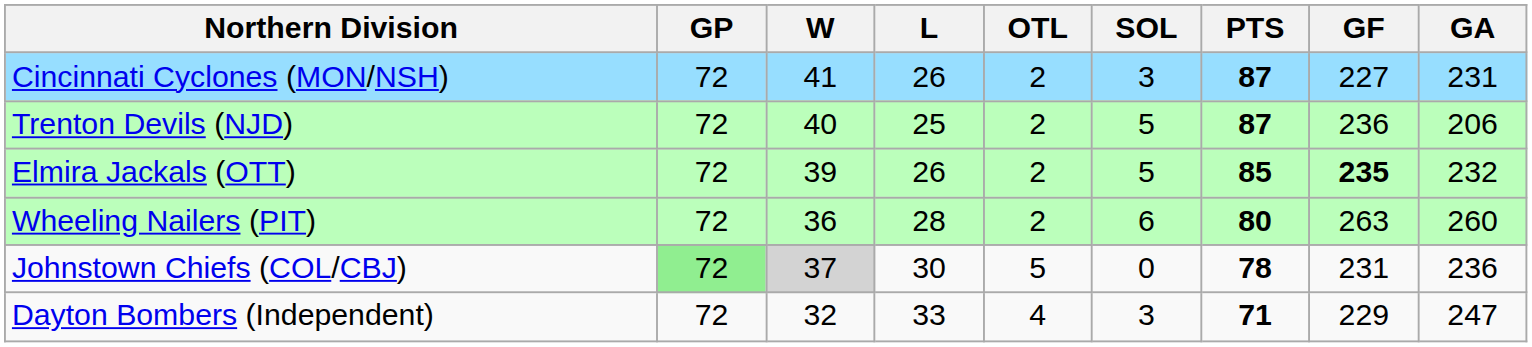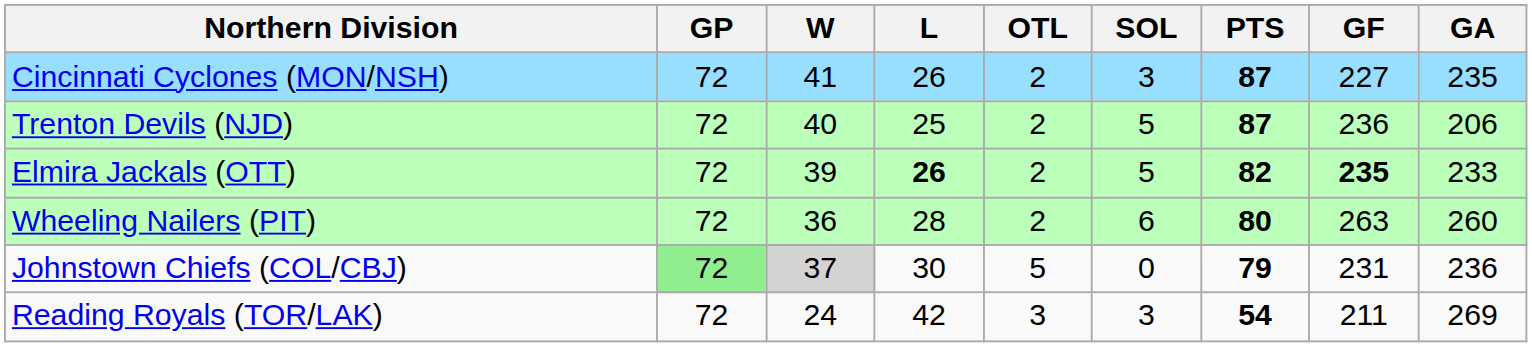(1473, 76) 231 -> (1473, 76) 235
(929, 172) normal -> (929, 172) bold
(1255, 172) 85 -> (1255, 172) 82
(1473, 172) 232 -> (1473, 172) 233
(1255, 268) 78 -> (1255, 268) 79
- row: (223, 316)
+ row: (197, 316)
